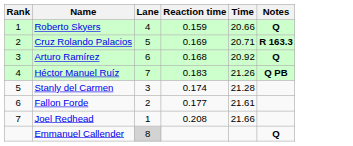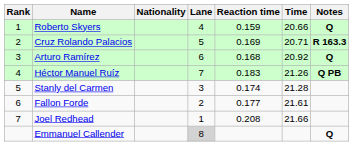+ column: (161, 12)
